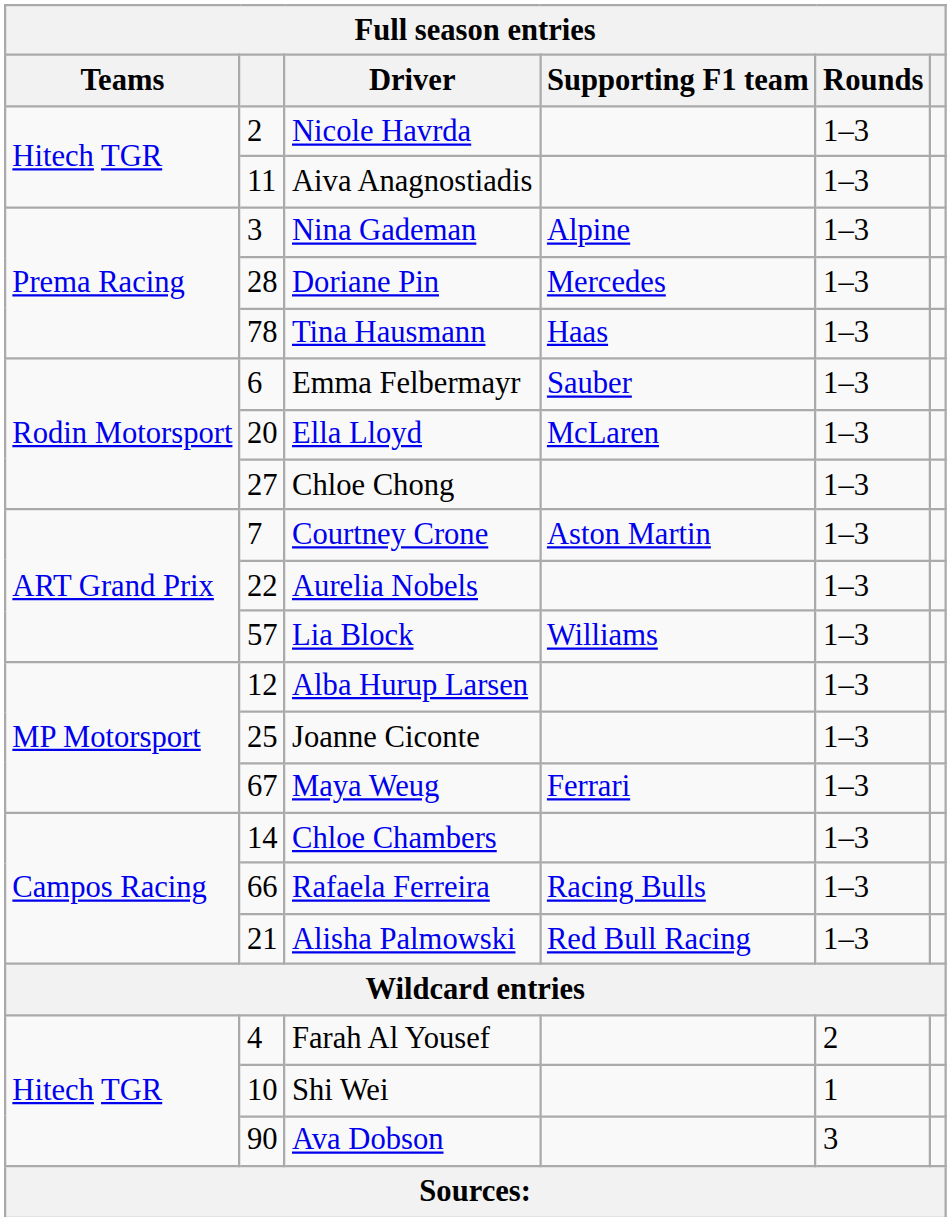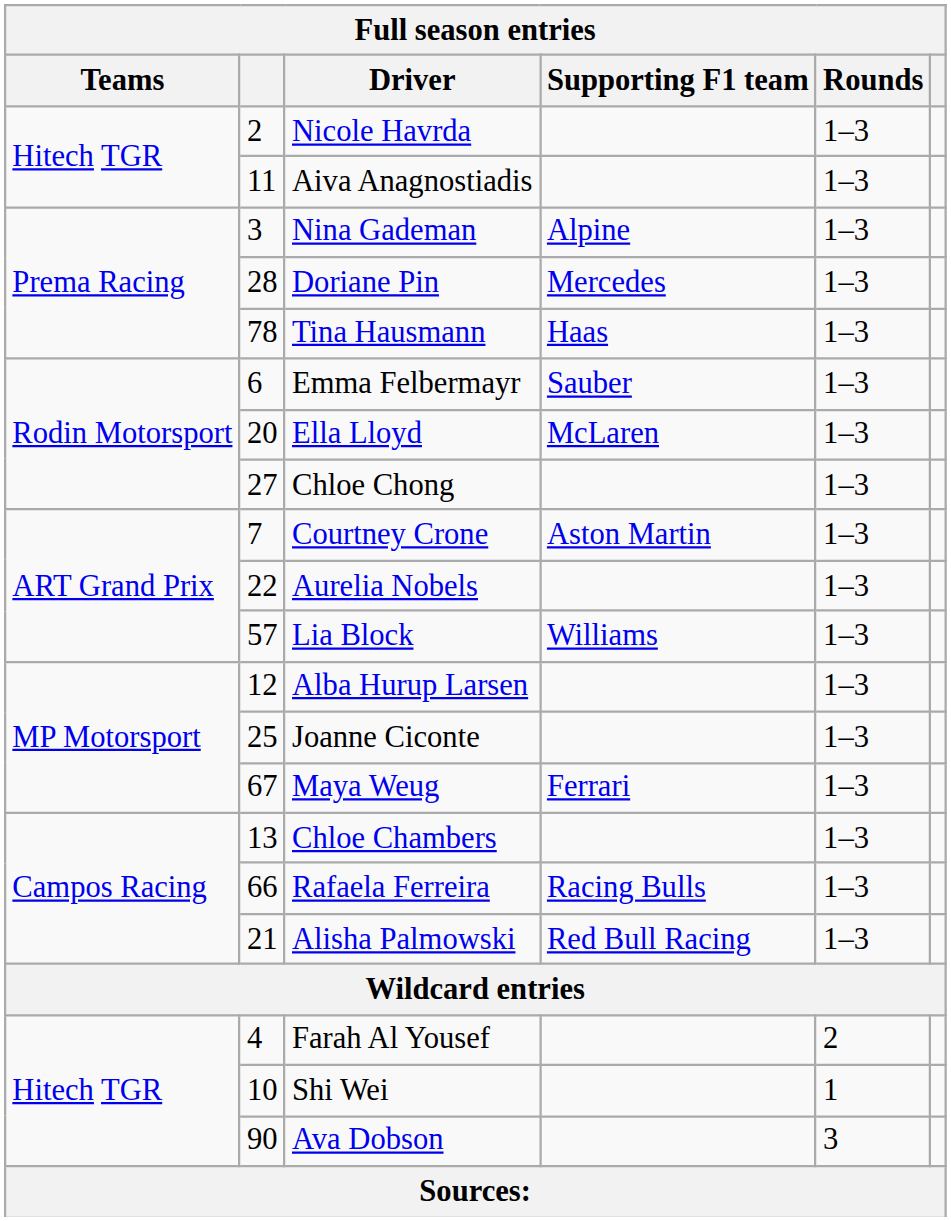(262, 837) 14 -> (262, 837) 13
